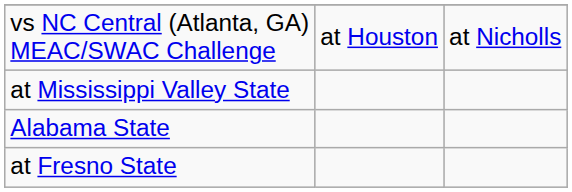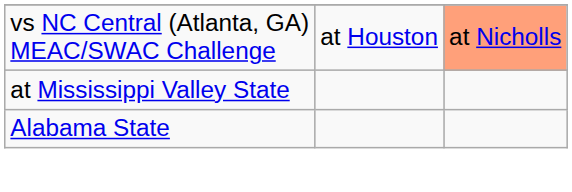(505, 37) no background -> (505, 37) lightsalmon background
- row: (94, 166)
